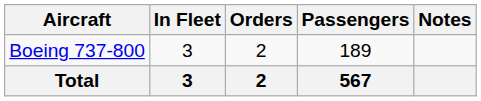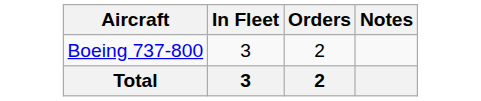- column: (355, 19)
